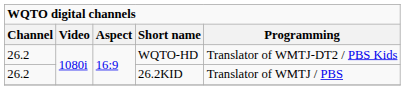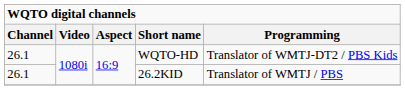(18, 54) 26.2 -> (18, 54) 26.1
(18, 74) 26.2 -> (18, 74) 26.1
